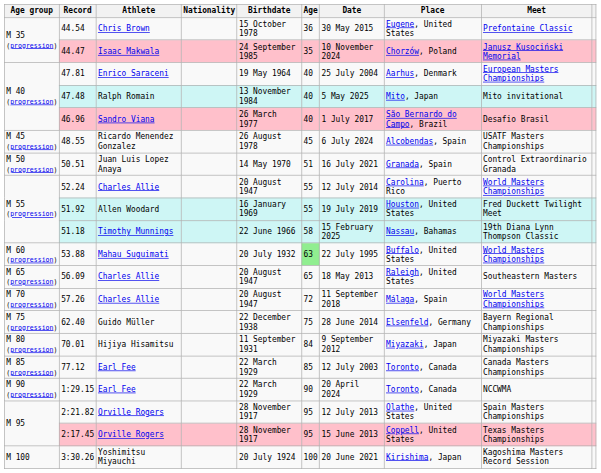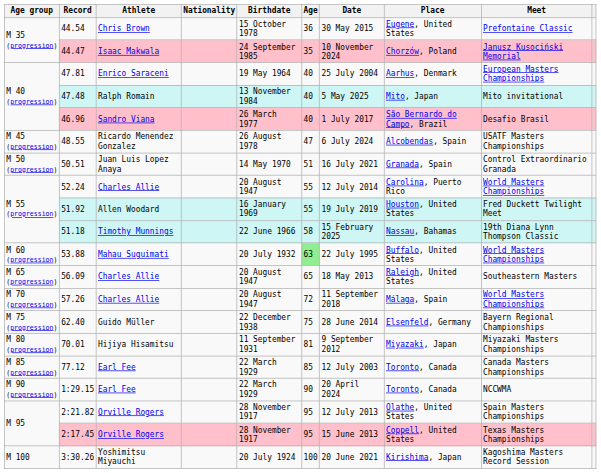(308, 141) 45 -> (308, 141) 47
(308, 344) 84 -> (308, 344) 81
